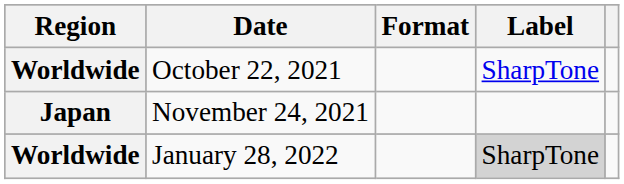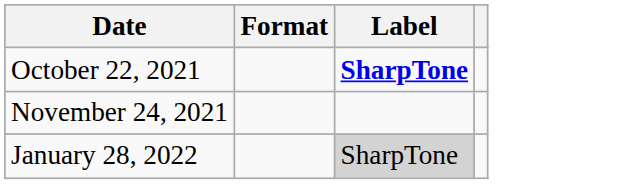- column: (75, 26)
(540, 69) normal -> (404, 69) bold
